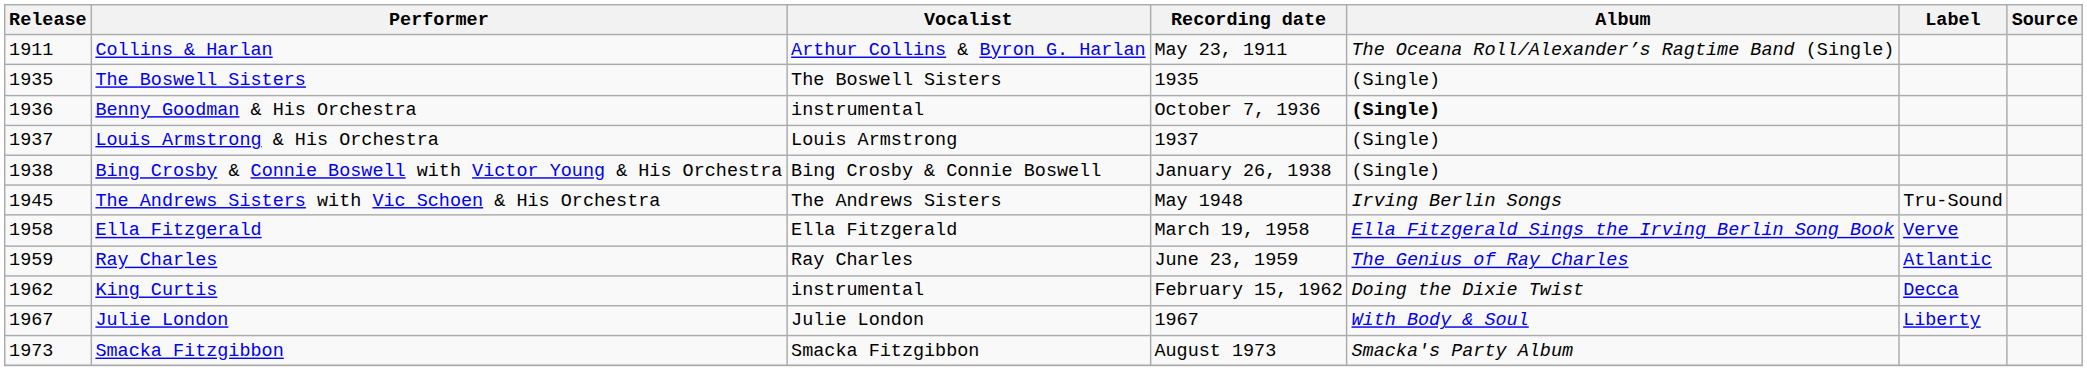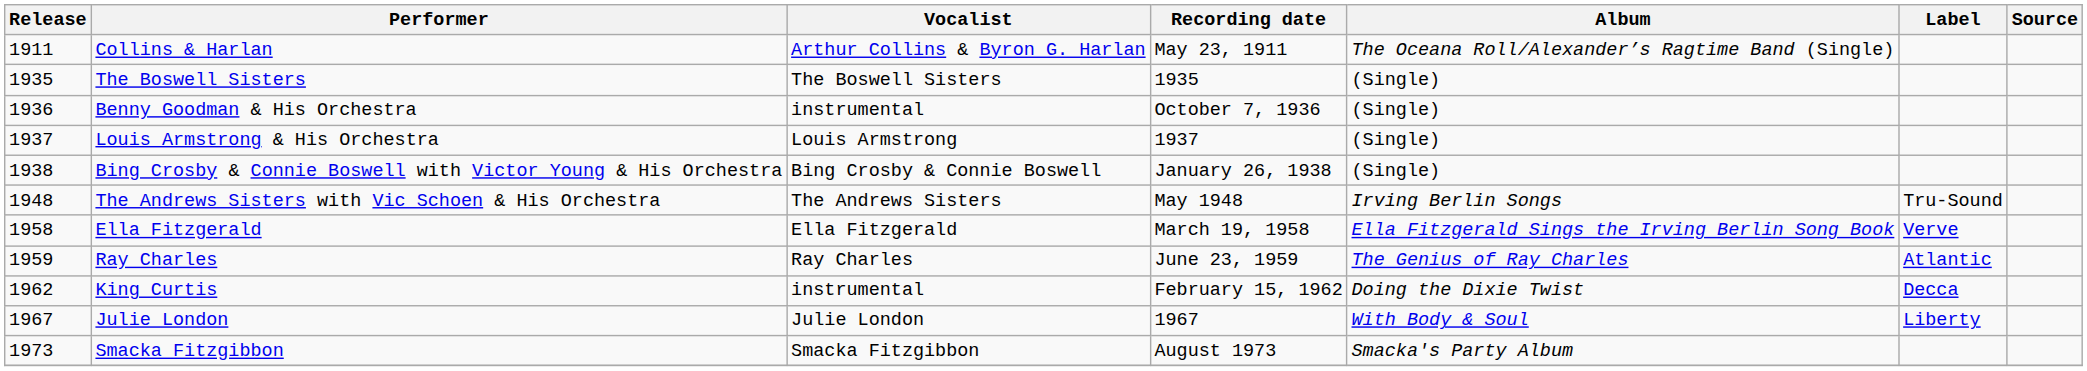(1396, 110) bold -> (1396, 110) normal
(31, 200) 1945 -> (31, 200) 1948
